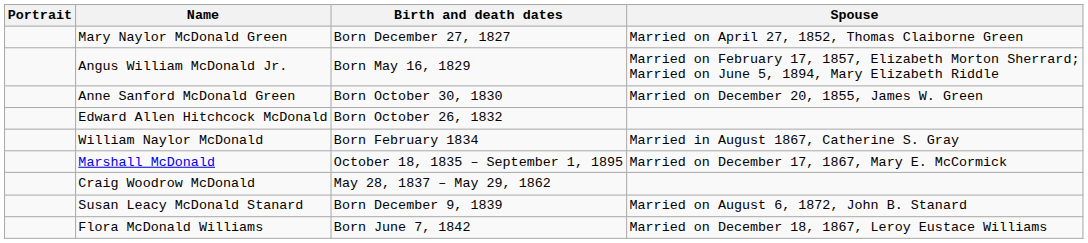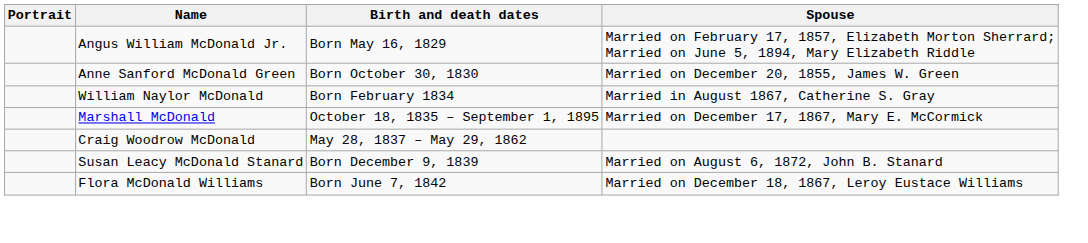- row: (183, 37)
- row: (203, 118)
